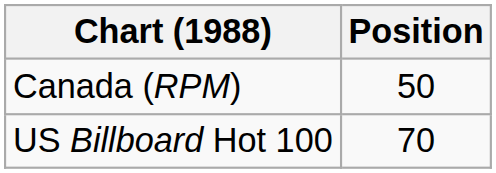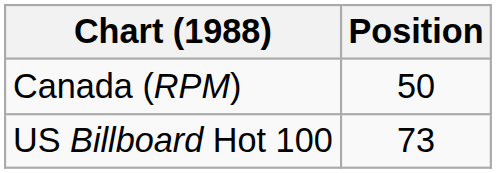(416, 140) 70 -> (416, 140) 73
